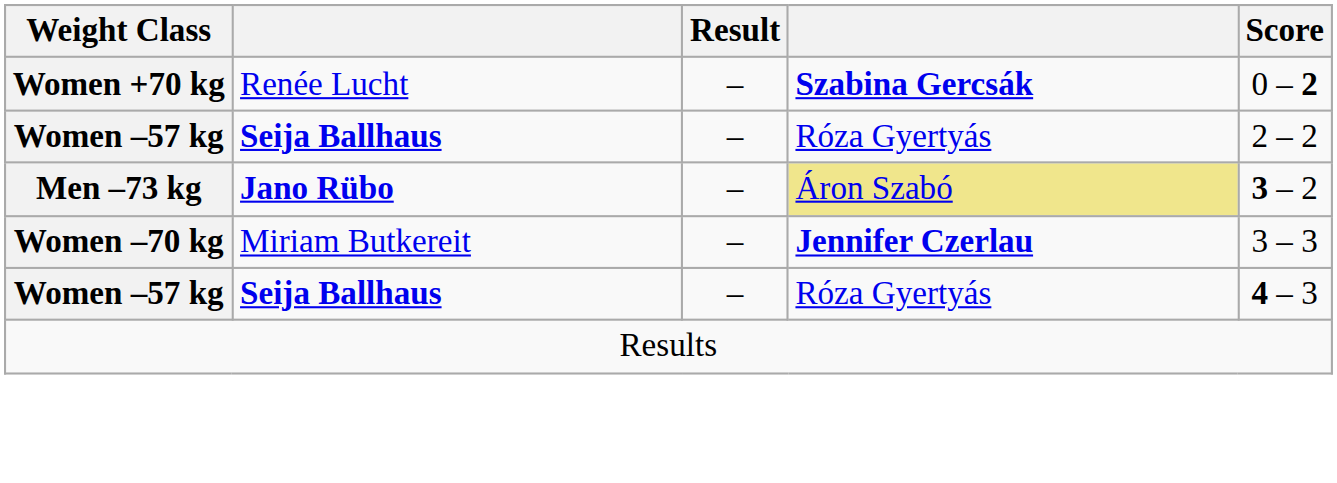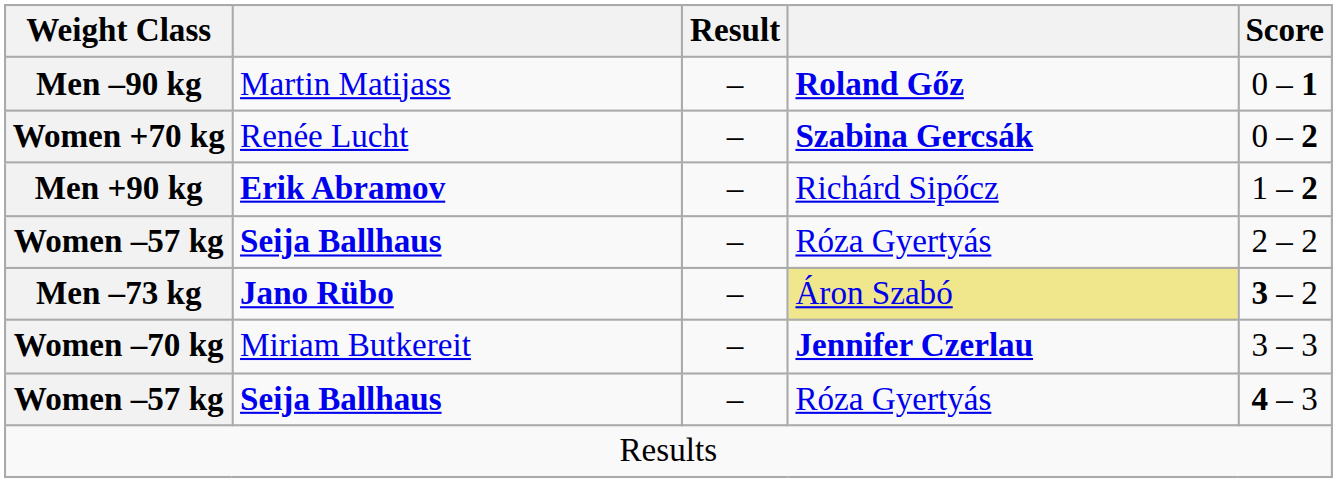+ row: (119, 83)
+ row: (119, 188)
